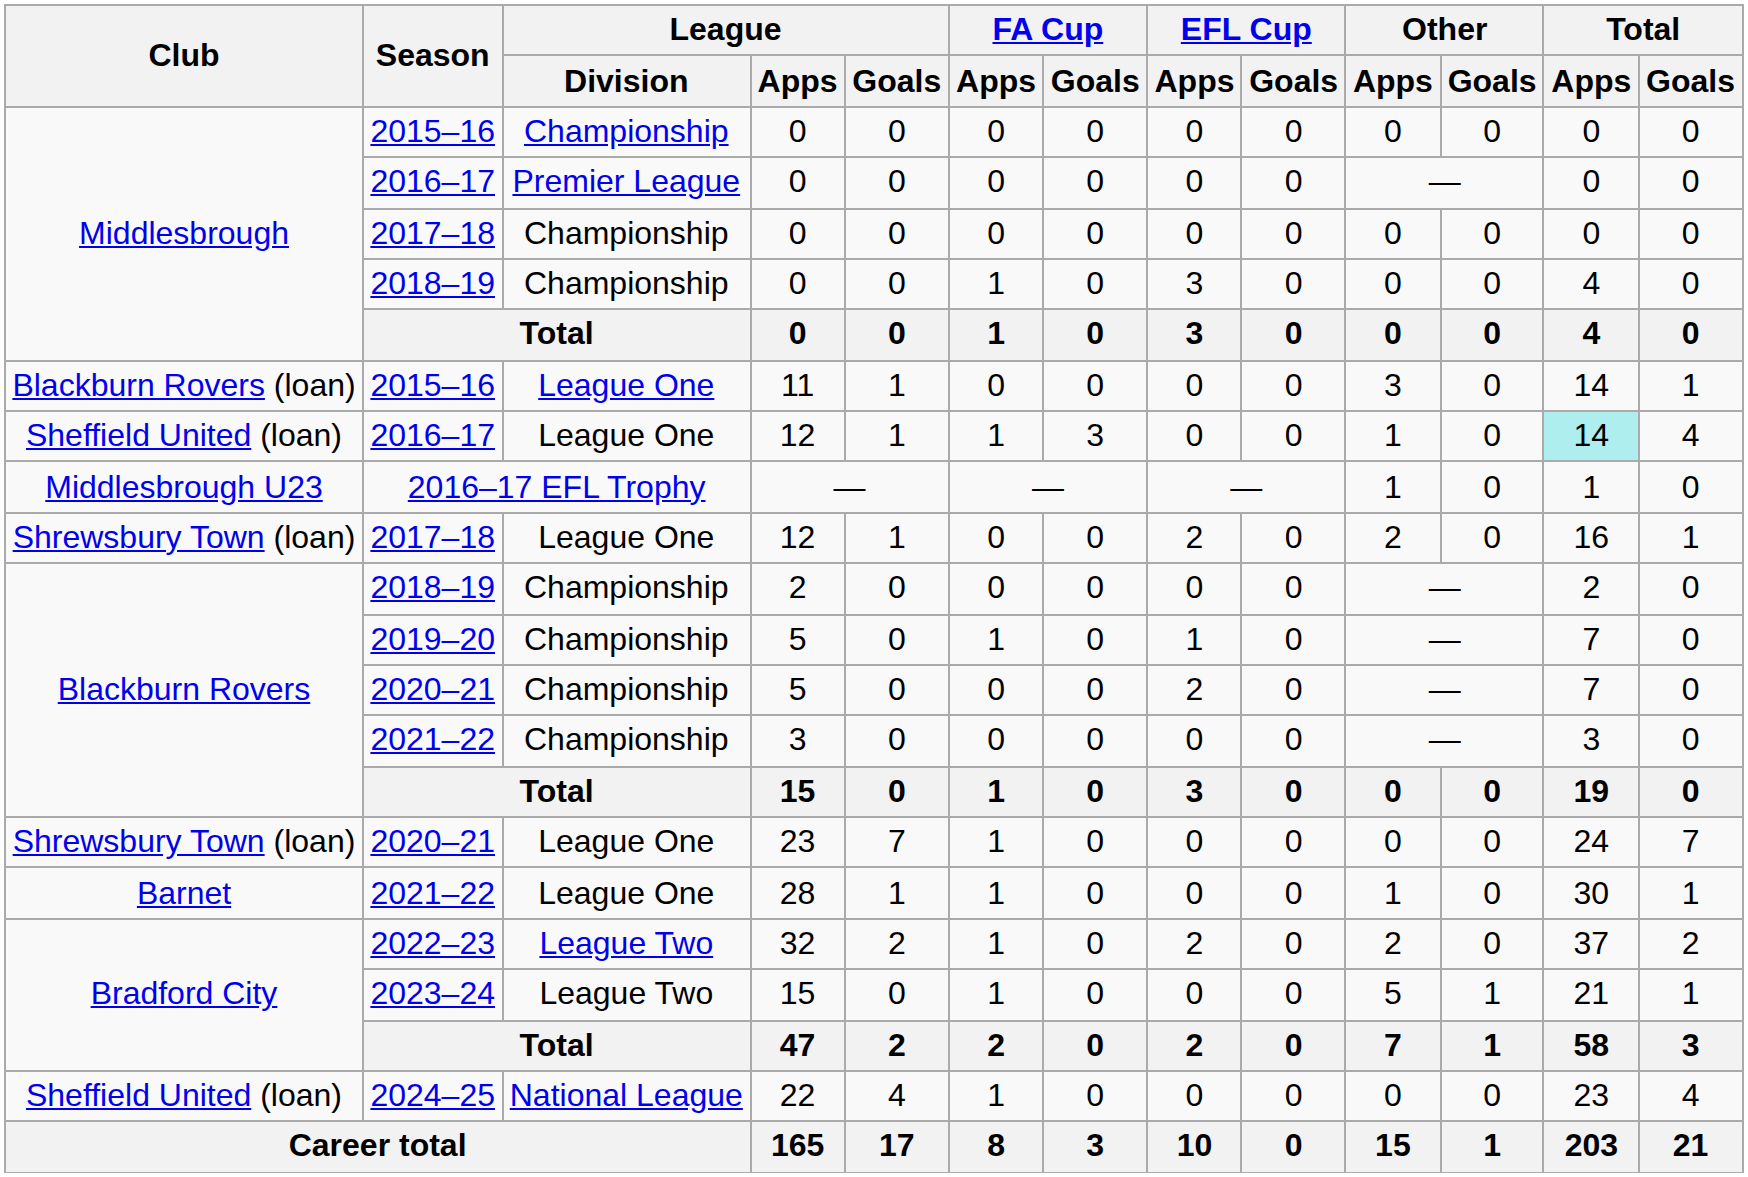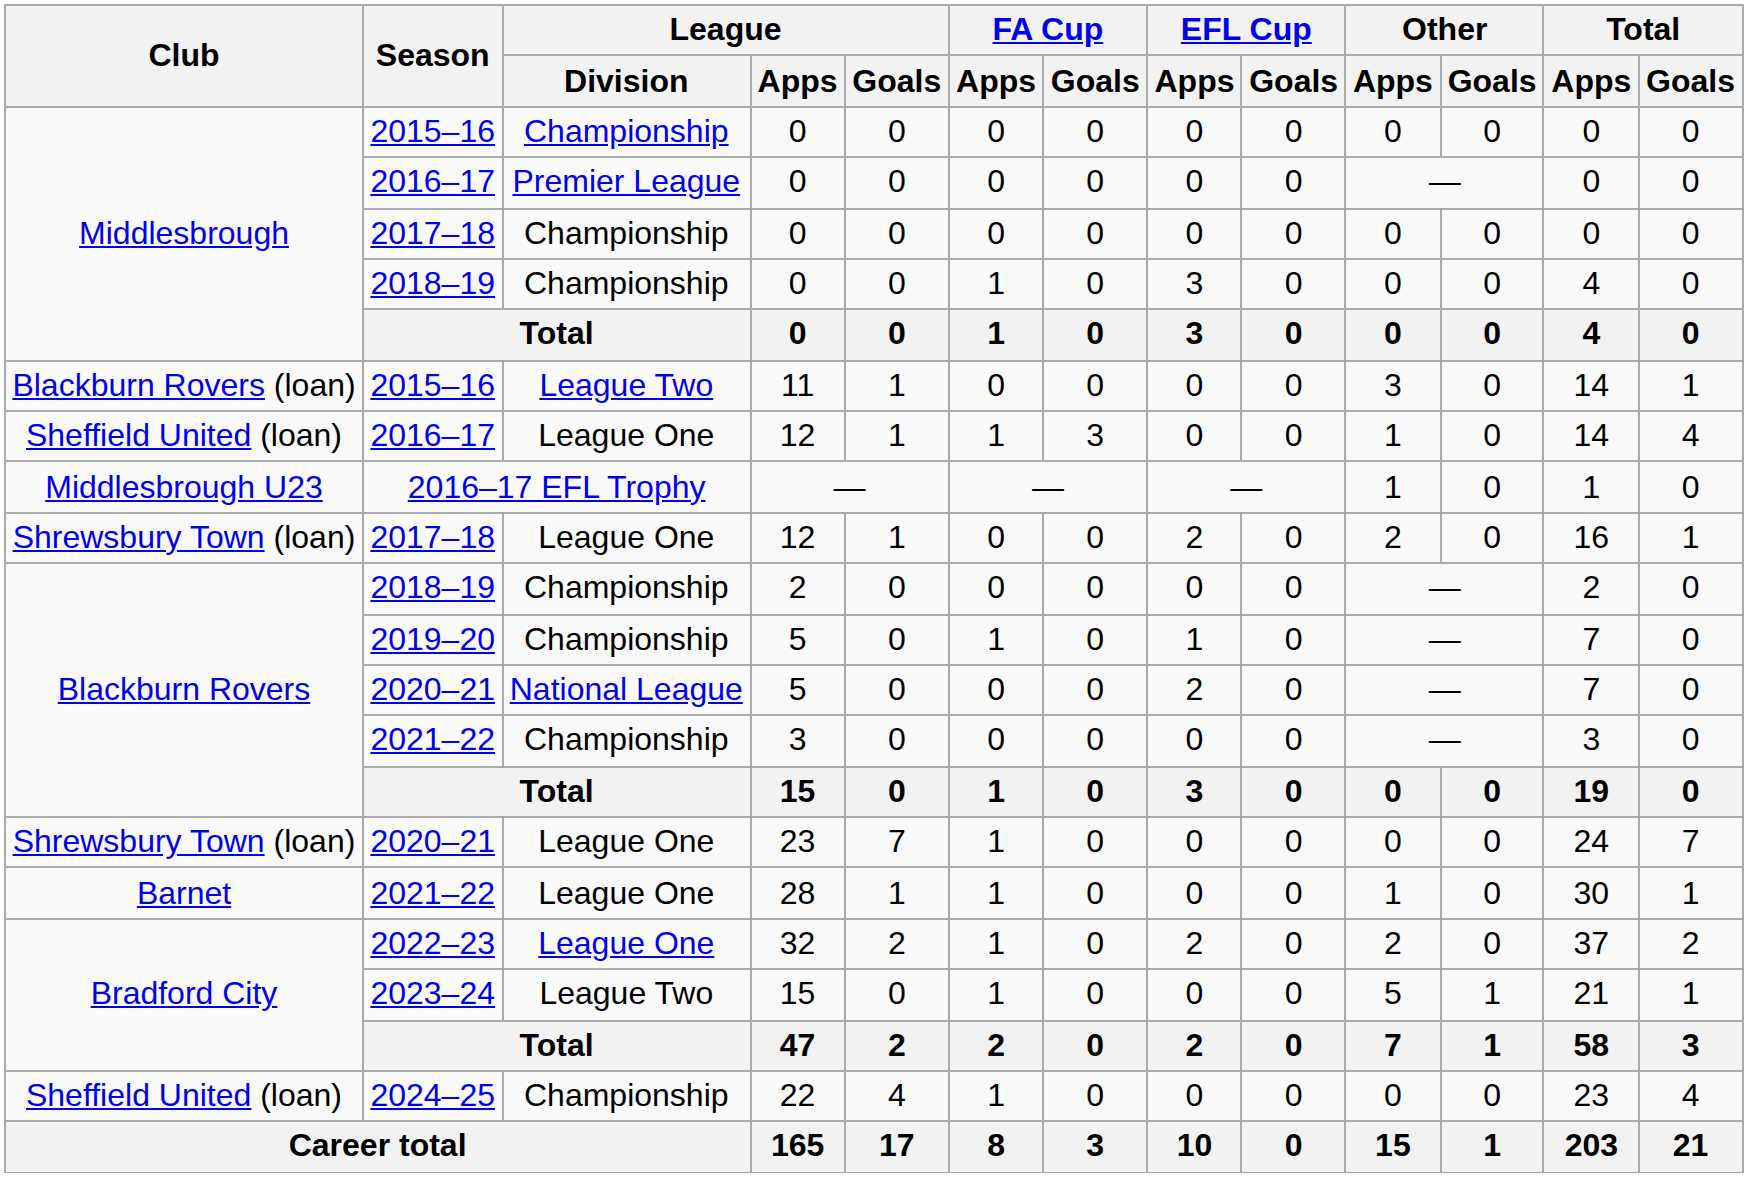(626, 385) League One -> (626, 385) League Two
(1591, 435) paleturquoise background -> (1591, 435) no background
(626, 689) Championship -> (626, 689) National League
(626, 943) League Two -> (626, 943) League One
(626, 1095) National League -> (626, 1095) Championship
